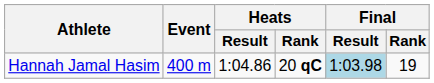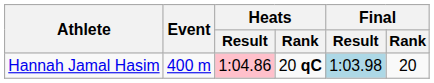(245, 66) no background -> (245, 66) pink background
(408, 66) 19 -> (408, 66) 20
